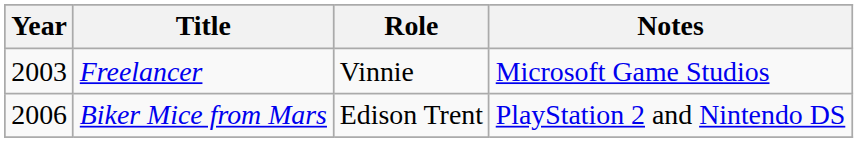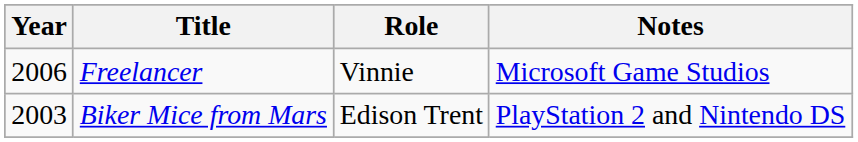(39, 70) 2003 -> (39, 70) 2006
(39, 114) 2006 -> (39, 114) 2003
